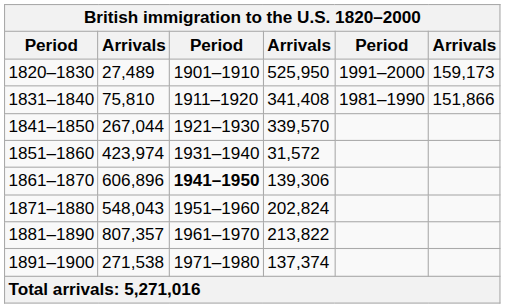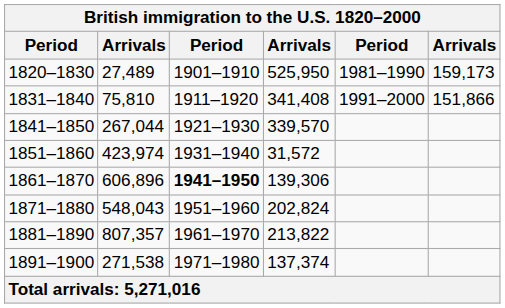(382, 72) 1991–2000 -> (382, 72) 1981–1990
(382, 99) 1981–1990 -> (382, 99) 1991–2000
